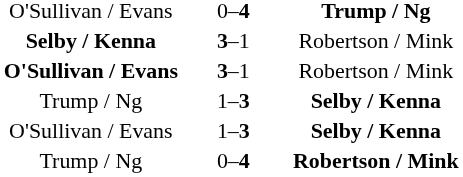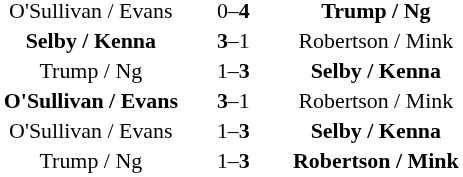rows swapped: (91, 71) <-> (91, 101)
(233, 161) 0–4 -> (233, 161) 1–3
